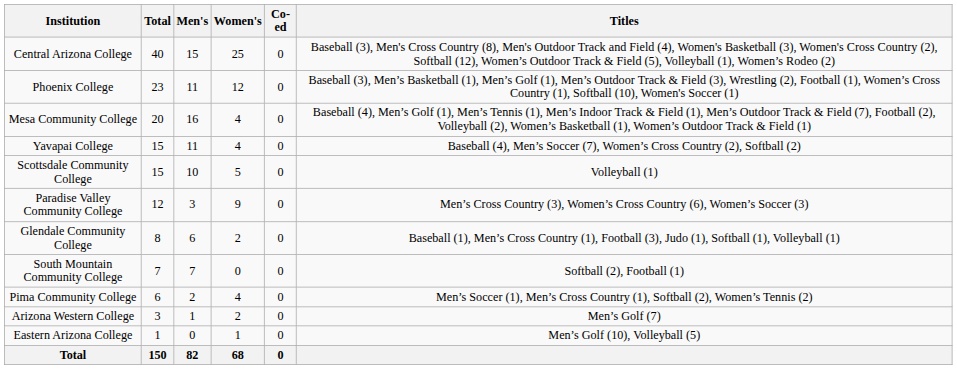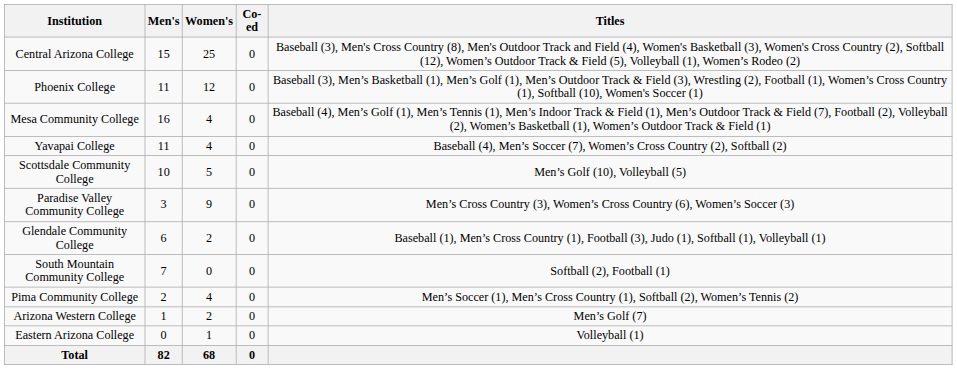- column: (158, 20)
(624, 172) Volleyball (1) -> (610, 172) Men’s Golf (10), Volleyball (5)
(624, 335) Men’s Golf (10), Volleyball (5) -> (610, 335) Volleyball (1)
